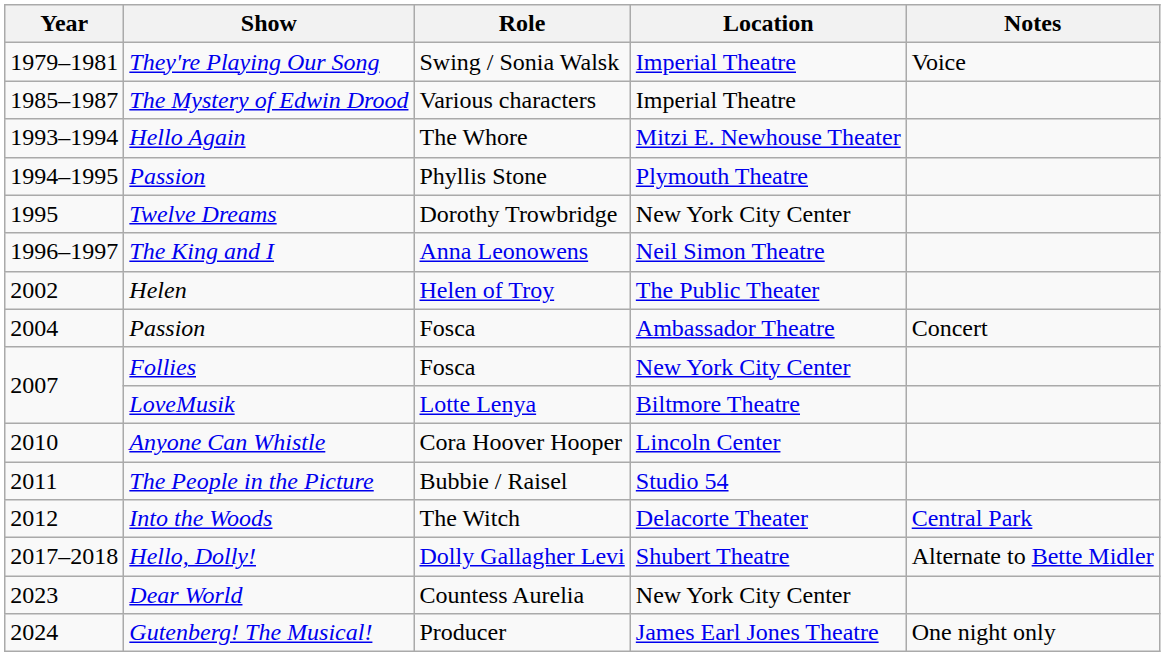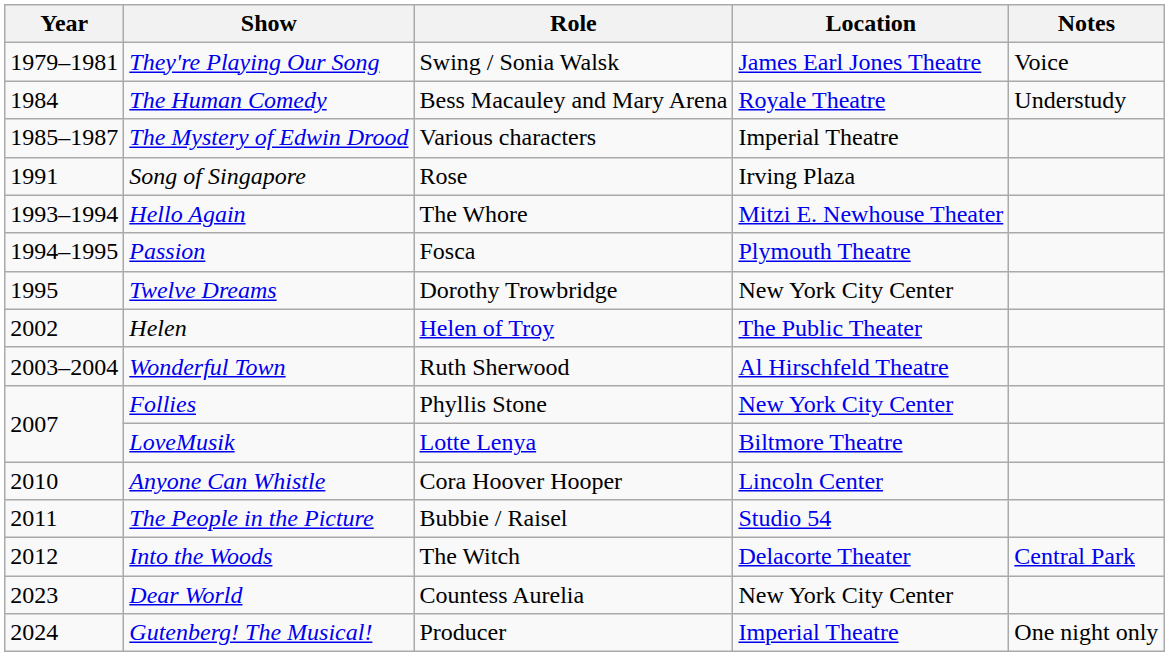(716, 61) Imperial Theatre -> (860, 61) James Earl Jones Theatre
+ row: (34, 99)
+ row: (34, 175)
(483, 175) Phyllis Stone -> (447, 251) Fosca
- row: (64, 251)
+ row: (64, 366)
- row: (34, 328)
(447, 366) Fosca -> (483, 404) Phyllis Stone
- row: (64, 556)
(757, 632) James Earl Jones Theatre -> (819, 632) Imperial Theatre
